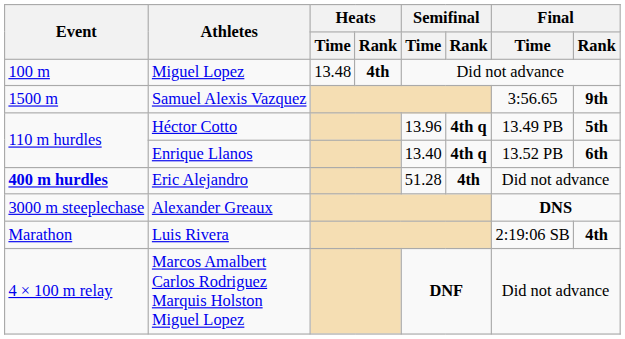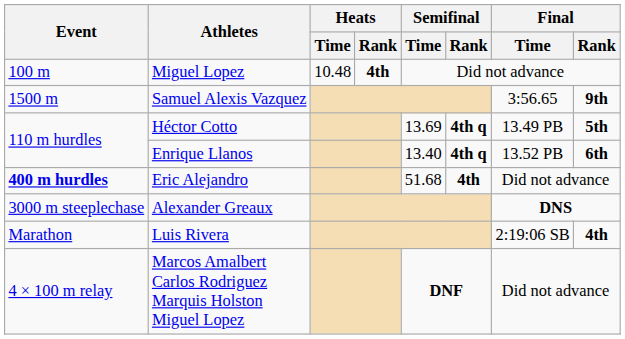(333, 72) 13.48 -> (333, 72) 10.48
(423, 126) 13.96 -> (423, 126) 13.69
(423, 180) 51.28 -> (423, 180) 51.68
